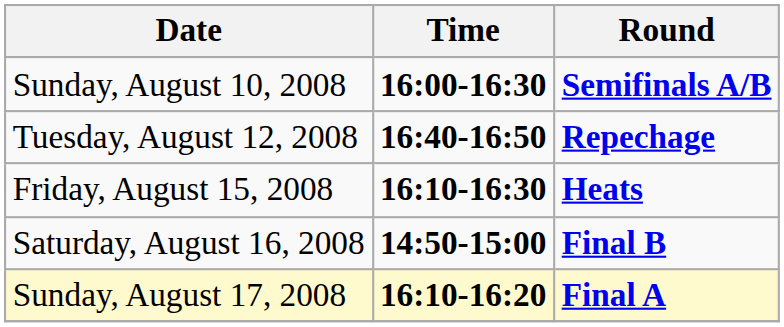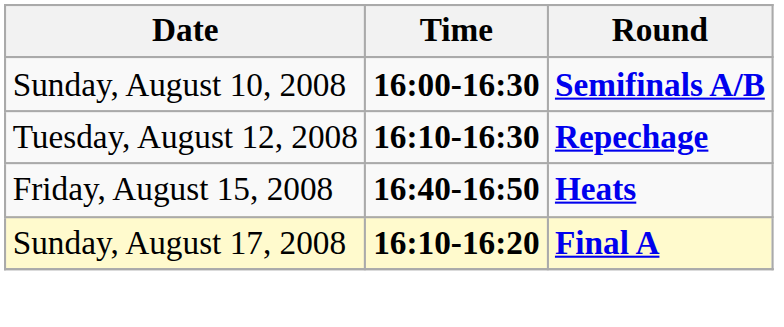(463, 136) 16:40-16:50 -> (456, 136) 16:10-16:30
(463, 189) 16:10-16:30 -> (456, 189) 16:40-16:50
- row: (189, 242)
